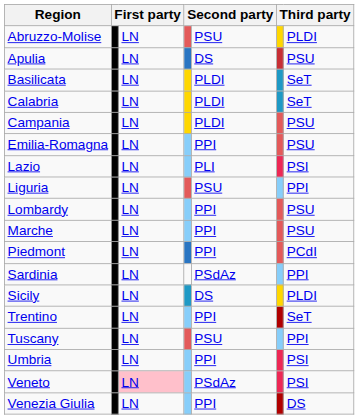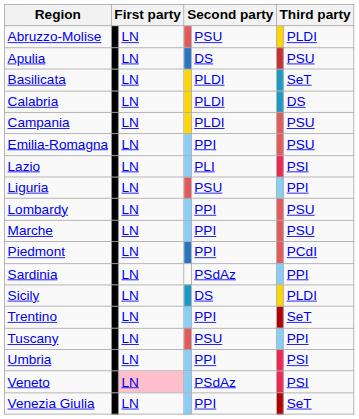(299, 101) SeT -> (296, 101) DS
(296, 403) DS -> (299, 403) SeT
